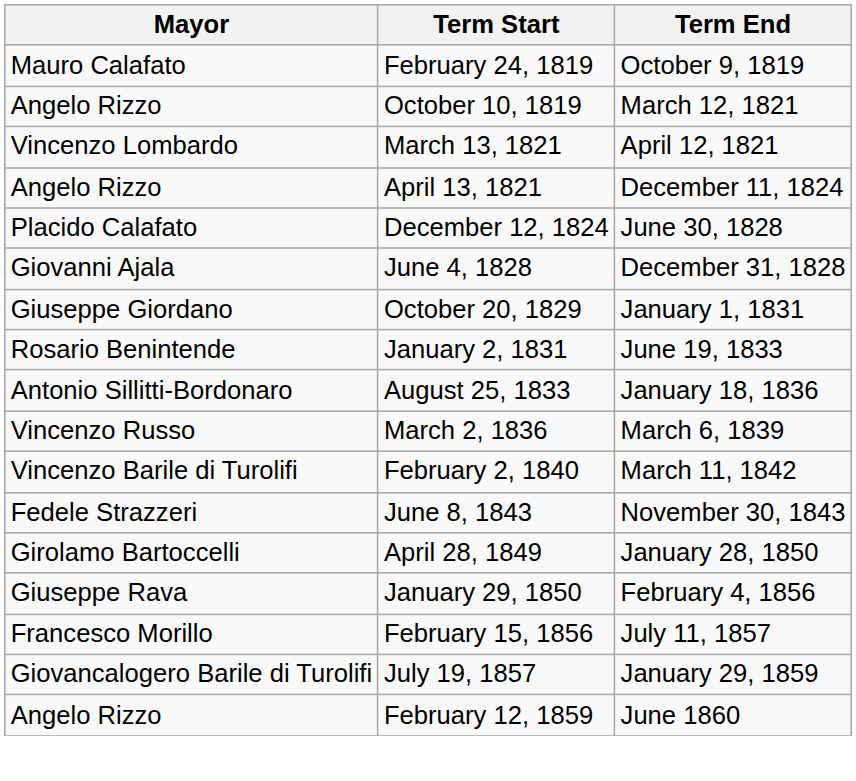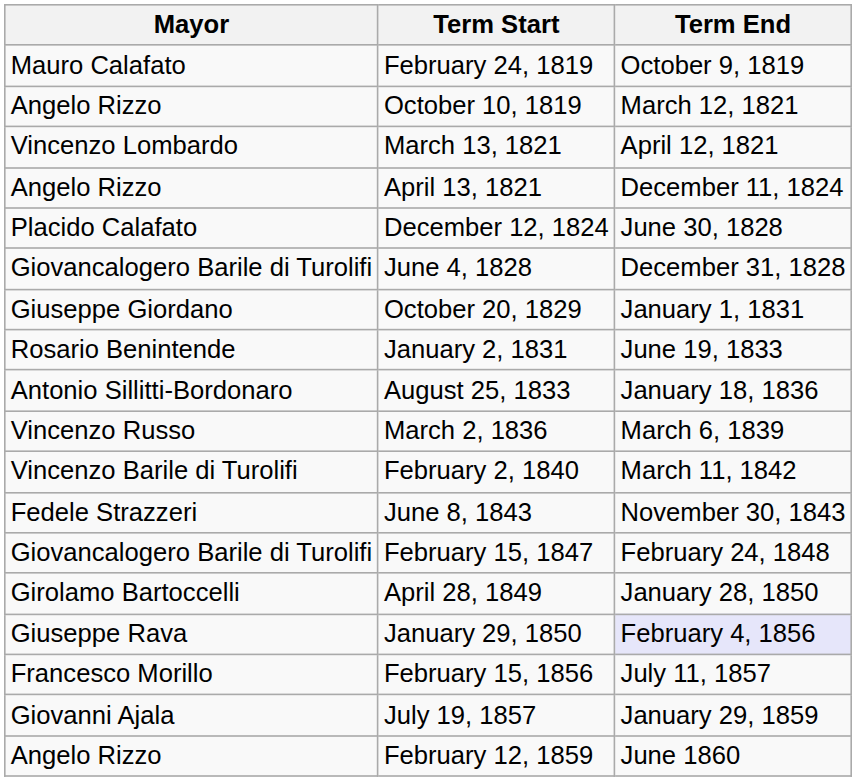(93, 268) Giovanni Ajala -> (191, 268) Giovancalogero Barile di Turolifi
+ row: (489, 552)
(718, 593) no background -> (718, 633) lavender background
(191, 674) Giovancalogero Barile di Turolifi -> (93, 715) Giovanni Ajala
